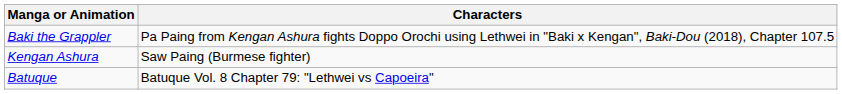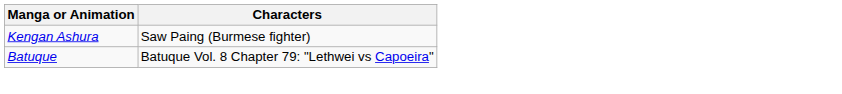- row: (59, 36)
